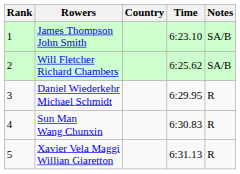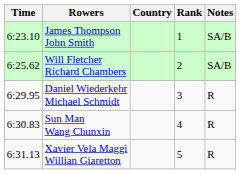columns swapped: (20, 13) <-> (186, 13)
